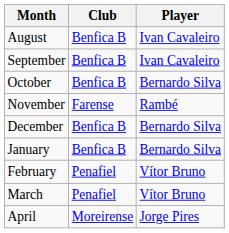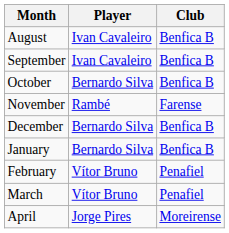columns swapped: (180, 15) <-> (102, 15)
